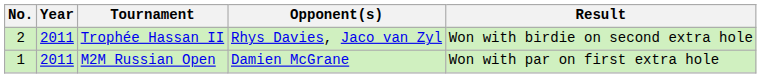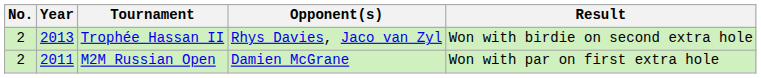(57, 39) 2011 -> (57, 39) 2013
(21, 62) 1 -> (21, 62) 2
